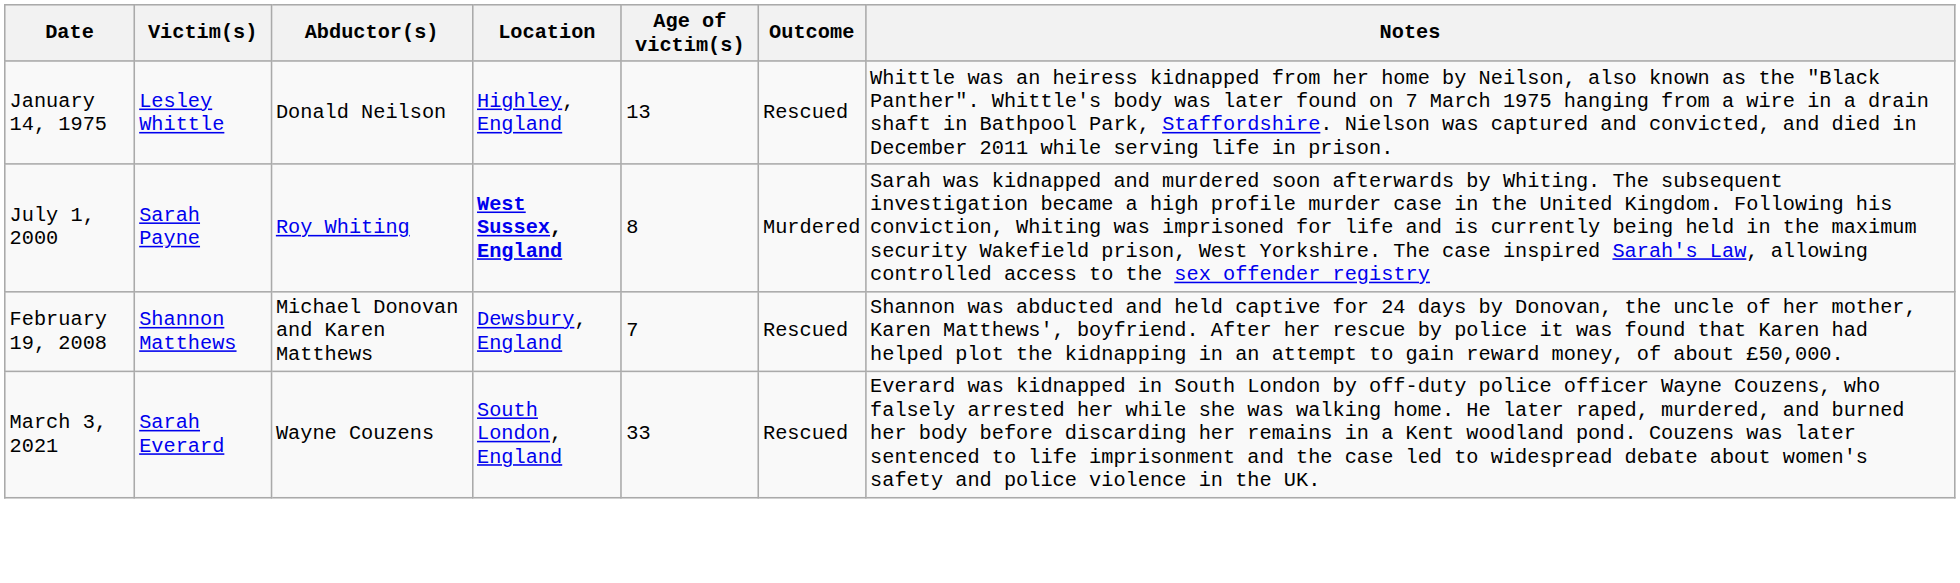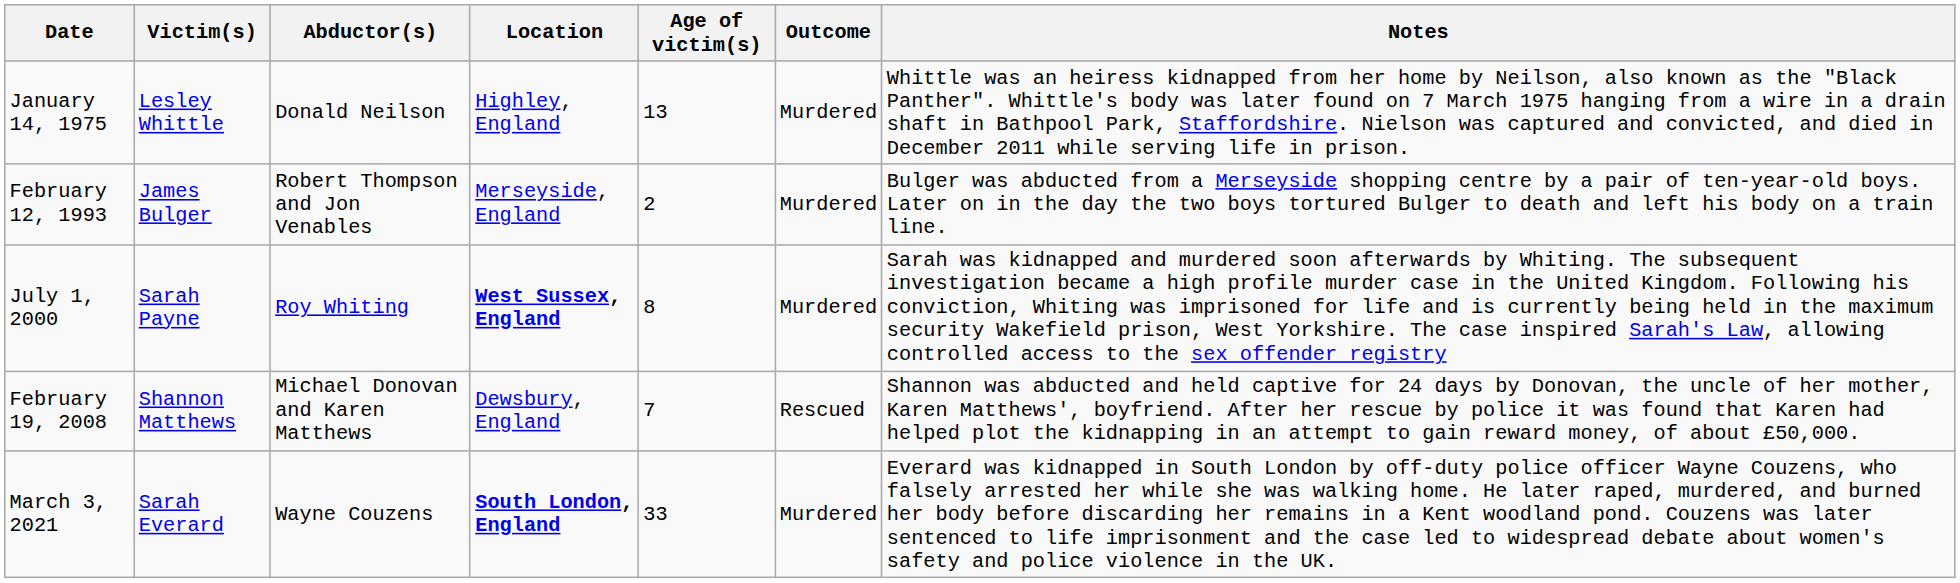(806, 113) Rescued -> (828, 113) Murdered
+ row: (58, 204)
(520, 434) normal -> (554, 514) bold
(806, 434) Rescued -> (828, 514) Murdered
